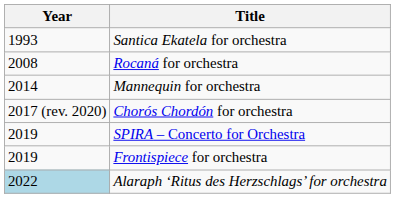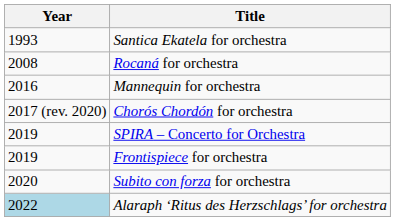(23, 87) 2014 -> (23, 87) 2016
+ row: (202, 181)
